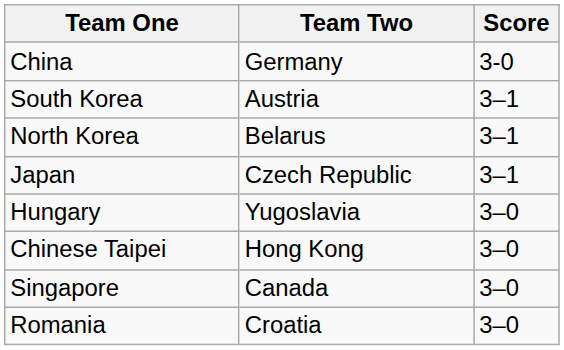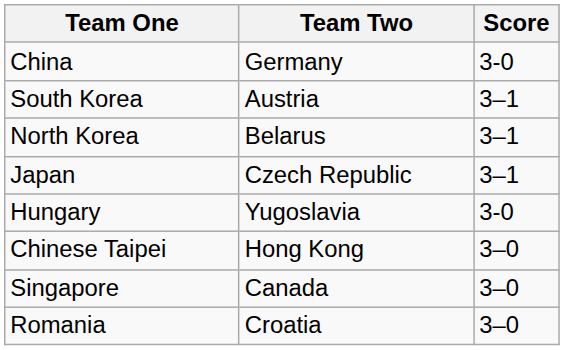(499, 212) 3–0 -> (496, 212) 3-0
